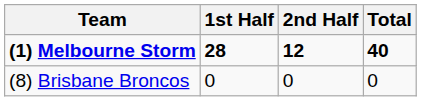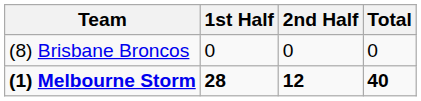rows swapped: (102, 50) <-> (99, 80)
